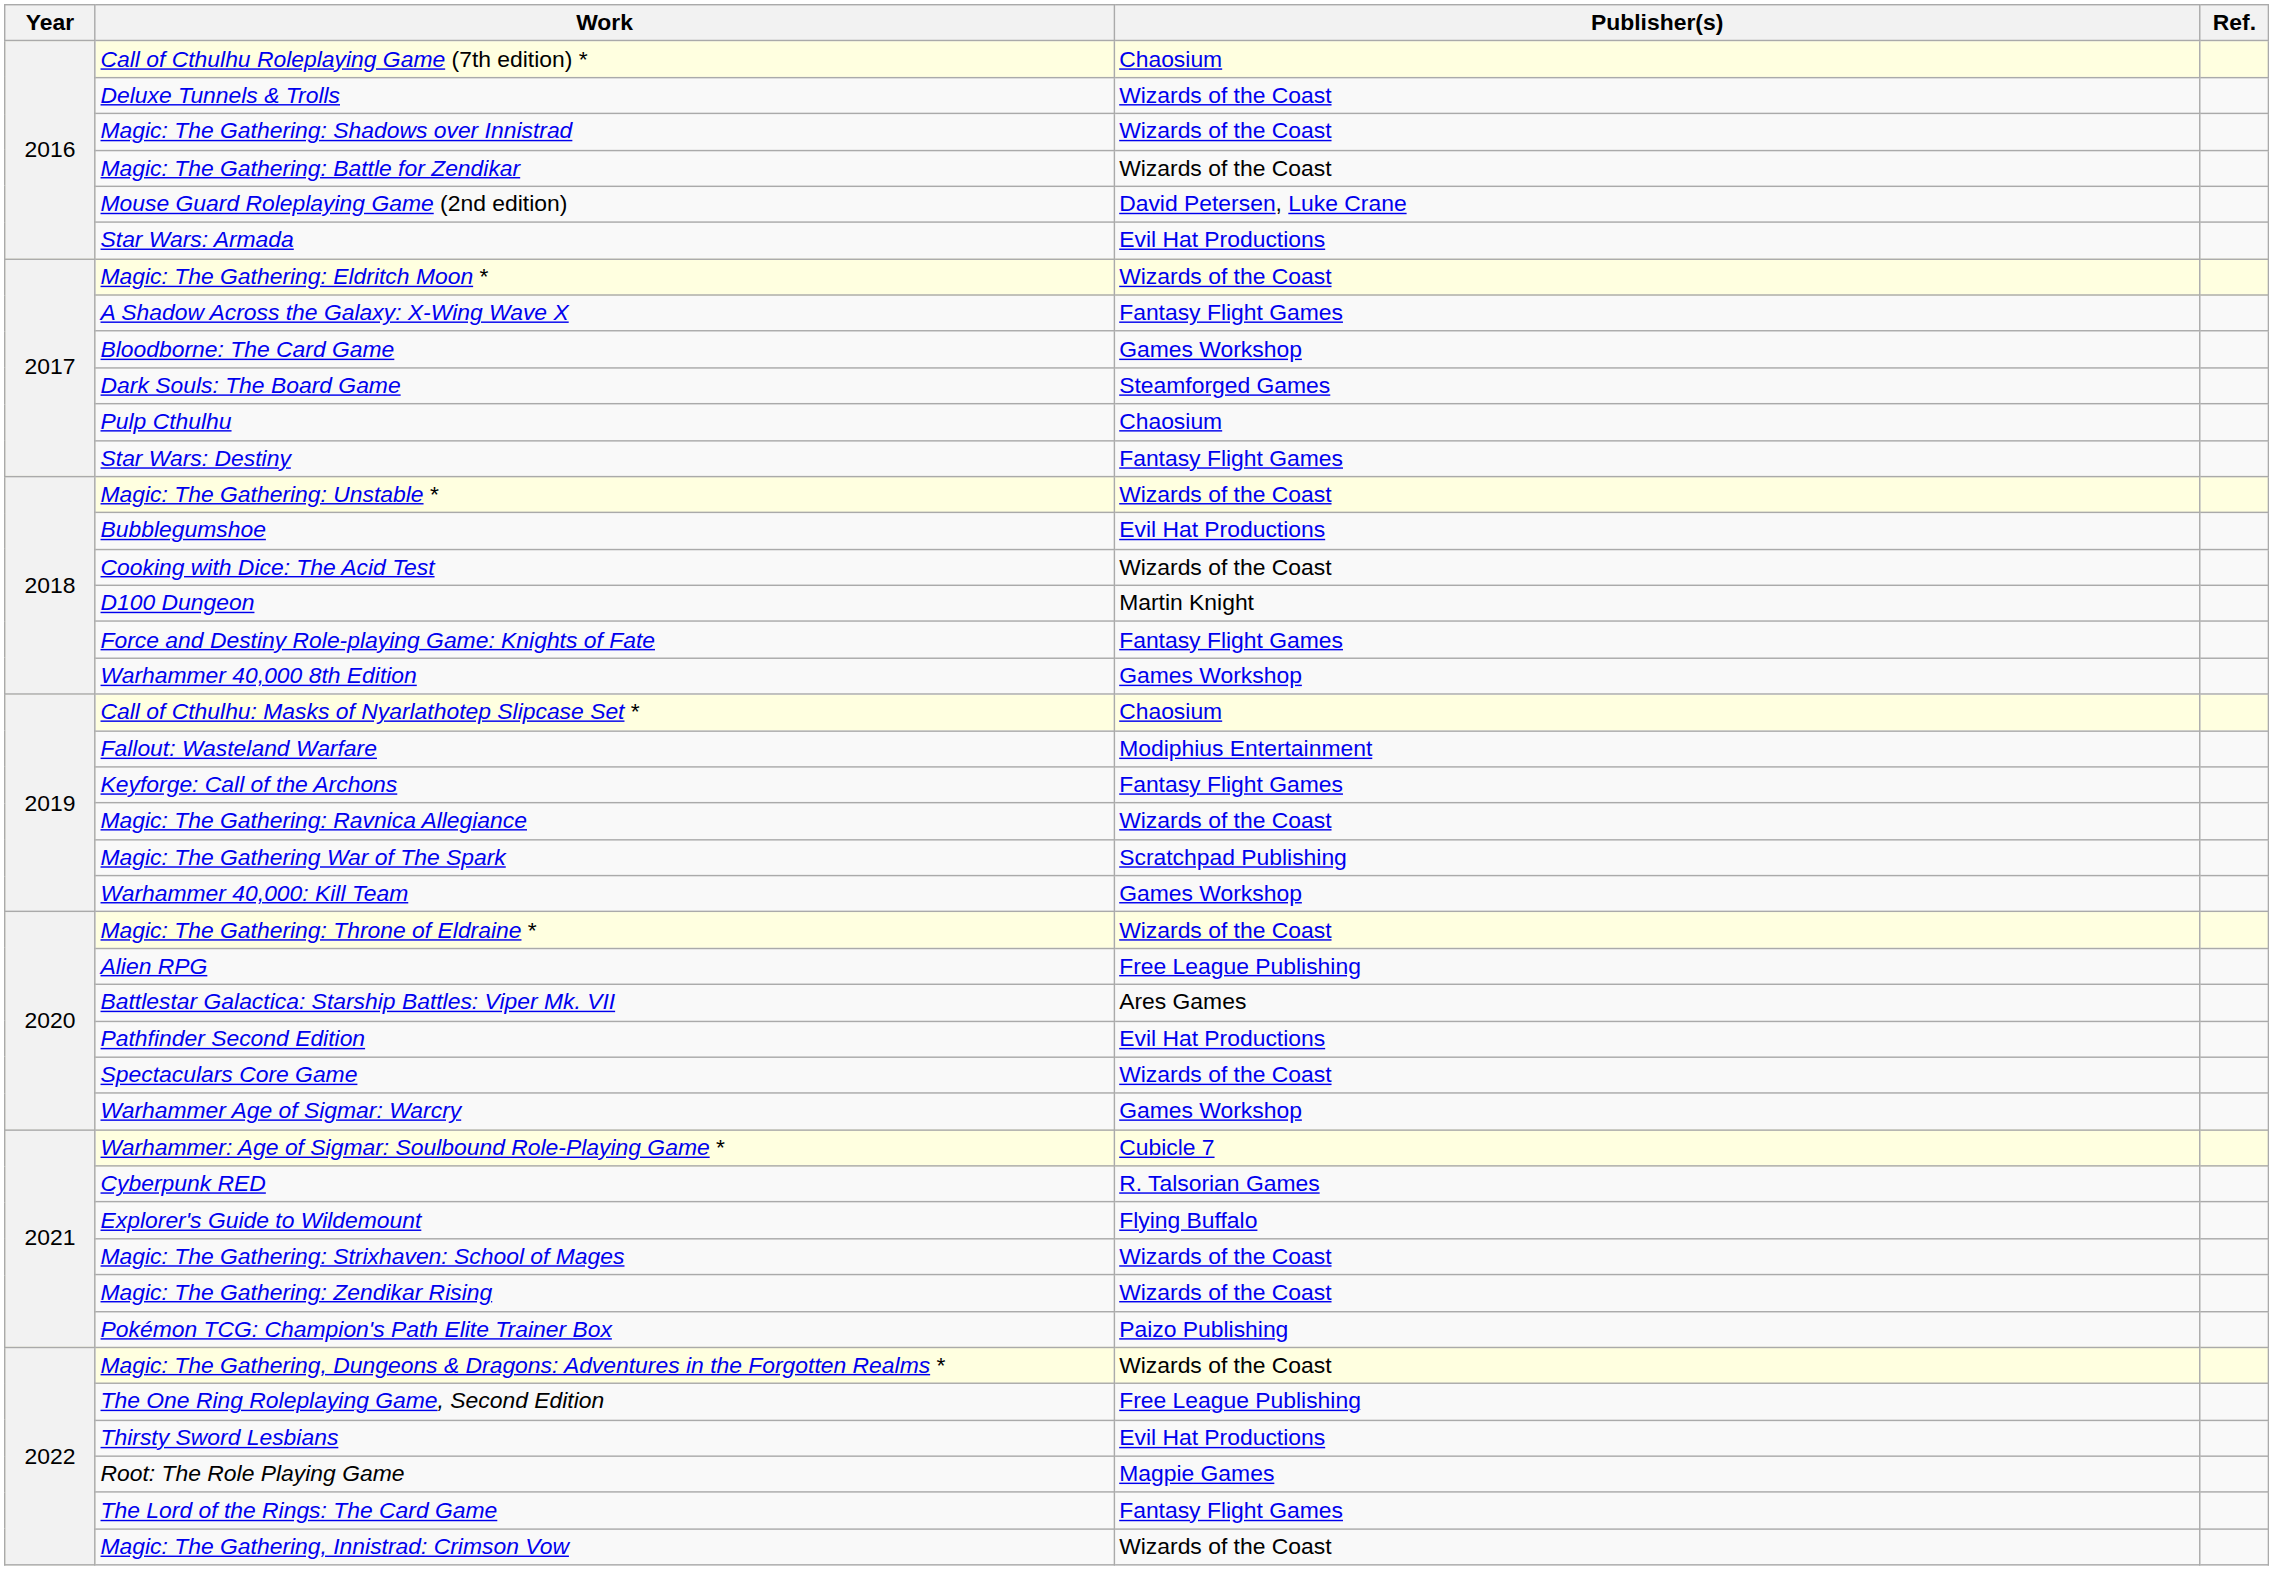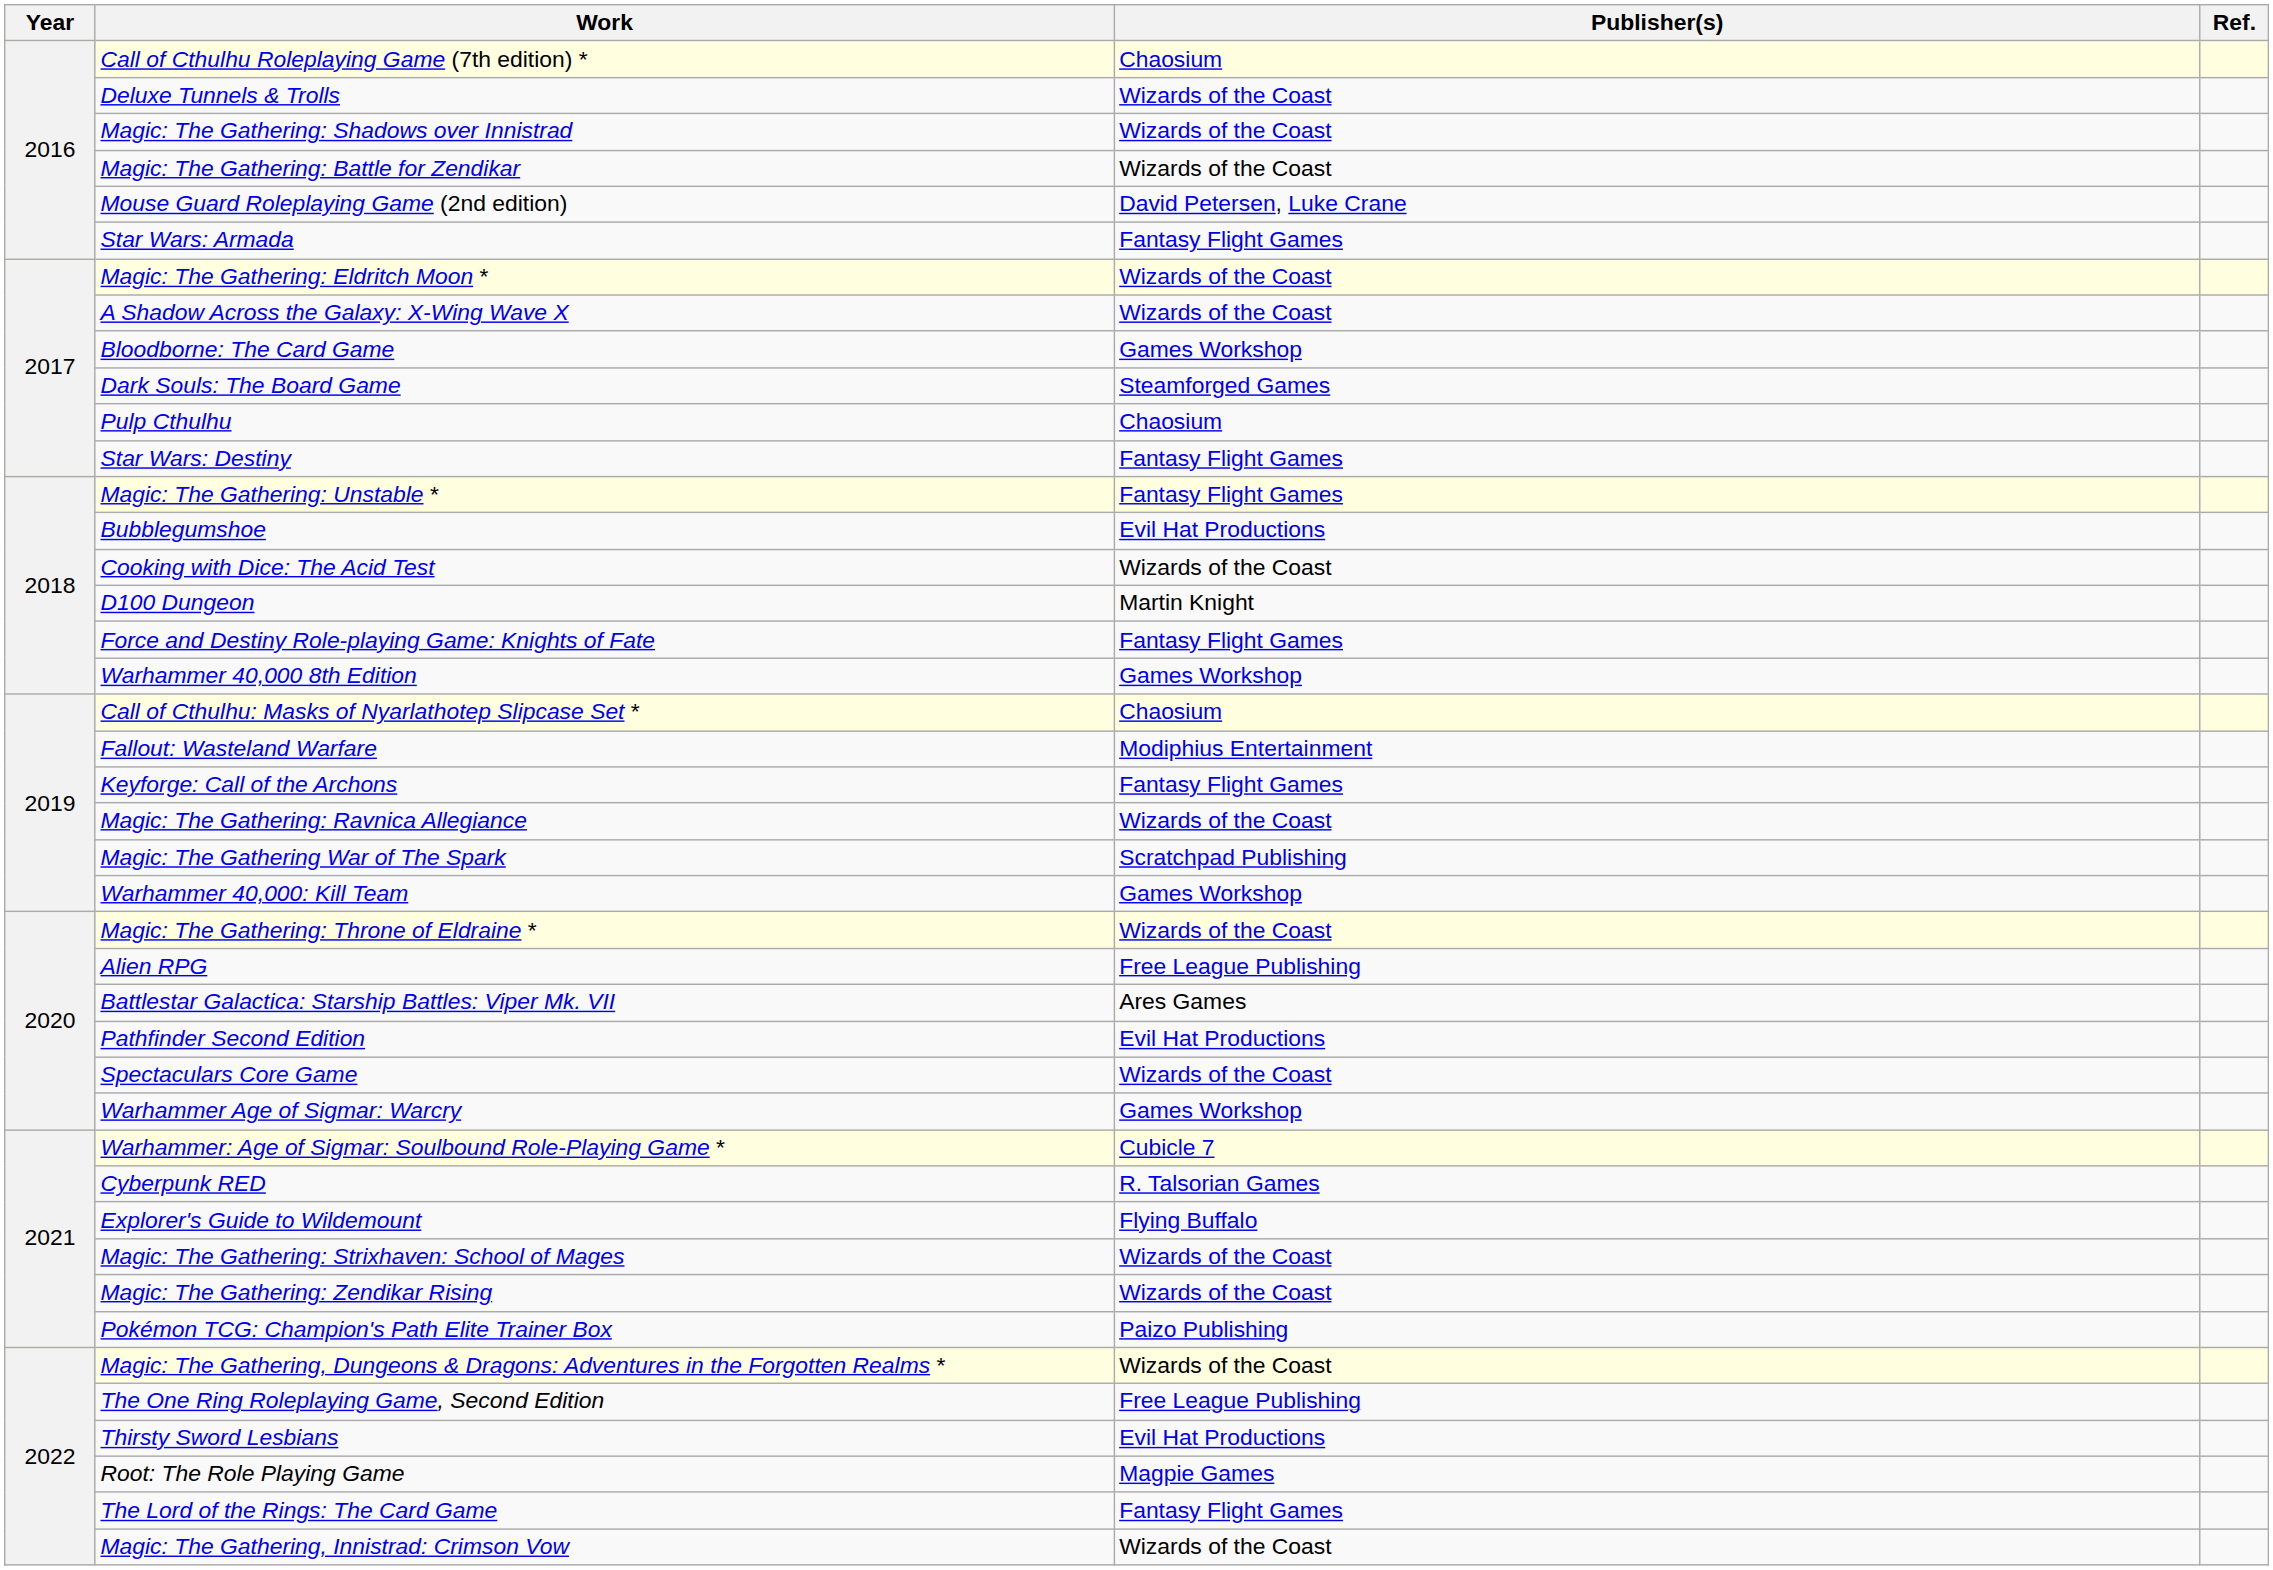(1222, 240) Evil Hat Productions -> (1231, 240) Fantasy Flight Games
(1231, 312) Fantasy Flight Games -> (1225, 312) Wizards of the Coast
(1225, 494) Wizards of the Coast -> (1231, 494) Fantasy Flight Games
